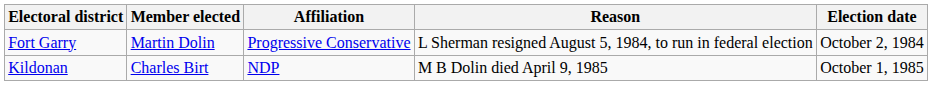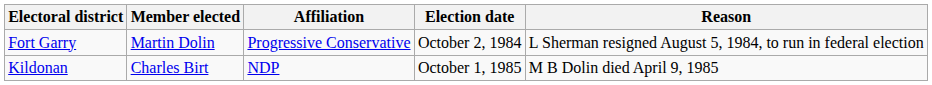columns swapped: (872, 17) <-> (615, 17)
